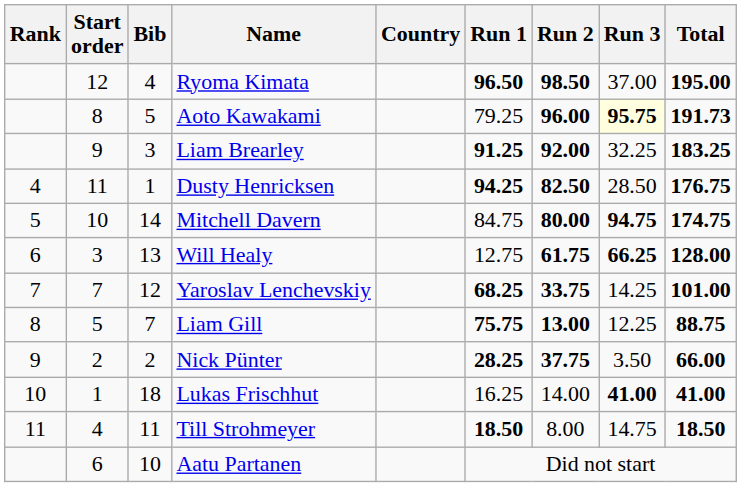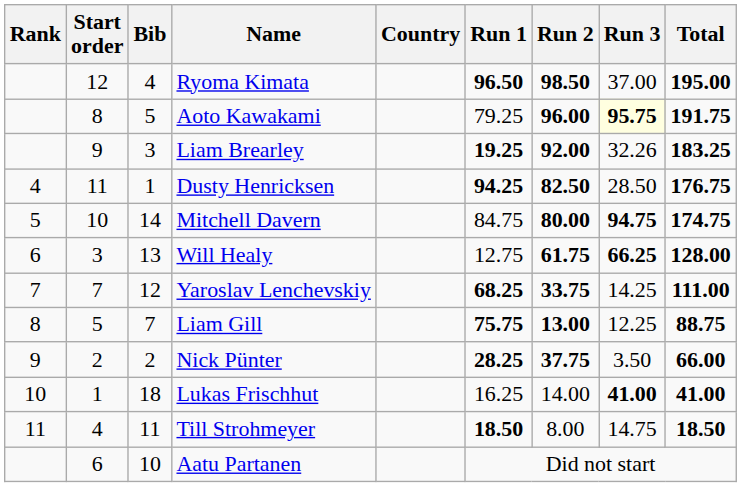(701, 116) 191.73 -> (701, 116) 191.75
(499, 150) 91.25 -> (499, 150) 19.25
(632, 150) 32.25 -> (632, 150) 32.26
(701, 289) 101.00 -> (701, 289) 111.00
